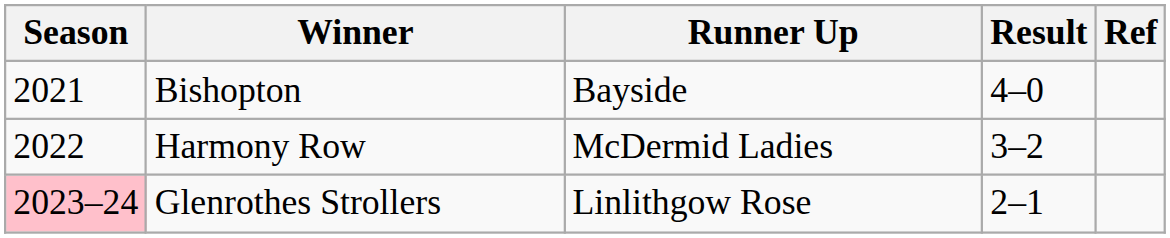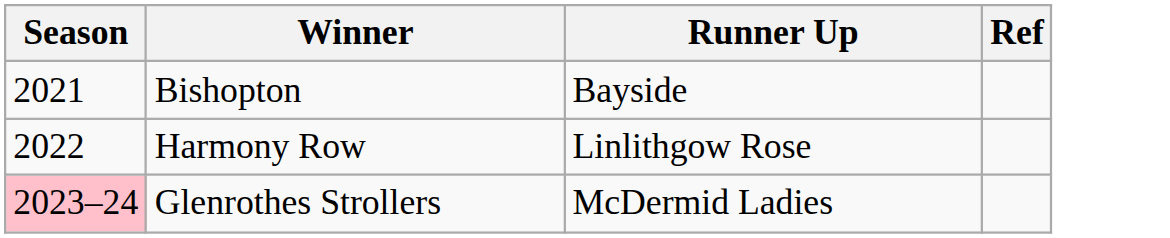- column: (1039, 32)
(703, 145) McDermid Ladies -> (692, 145) Linlithgow Rose
(692, 202) Linlithgow Rose -> (703, 202) McDermid Ladies
